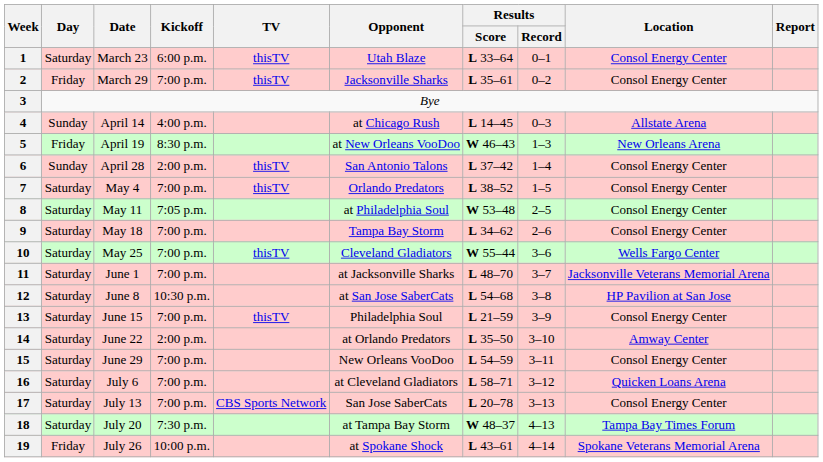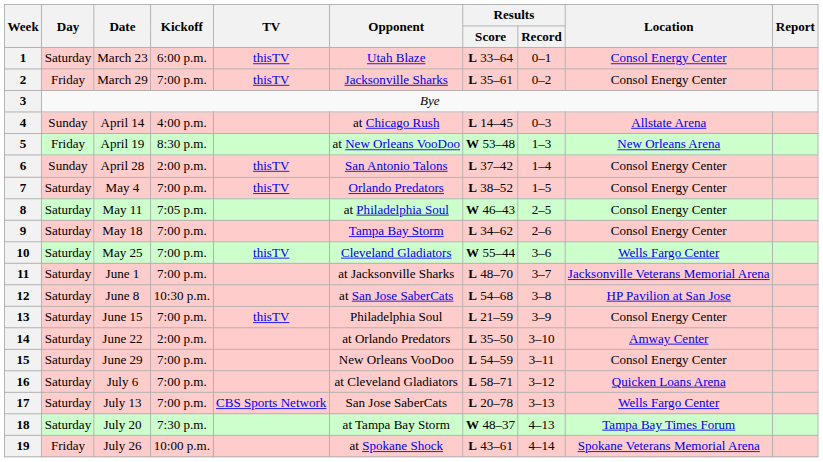(491, 144) W 46–43 -> (491, 144) W 53–48
(491, 209) W 53–48 -> (491, 209) W 46–43
(669, 403) Consol Energy Center -> (669, 403) Wells Fargo Center
